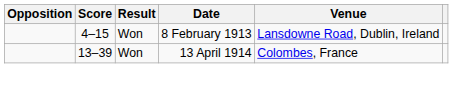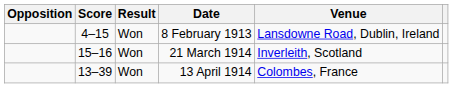+ row: (211, 53)
